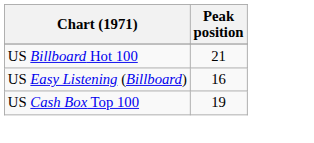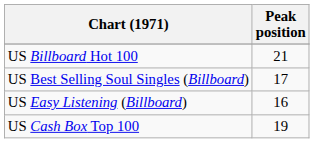+ row: (128, 79)
